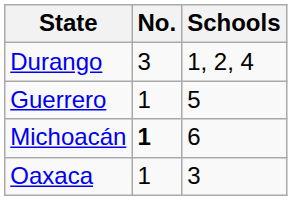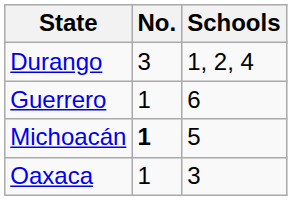(194, 99) 5 -> (194, 99) 6
(194, 137) 6 -> (194, 137) 5
